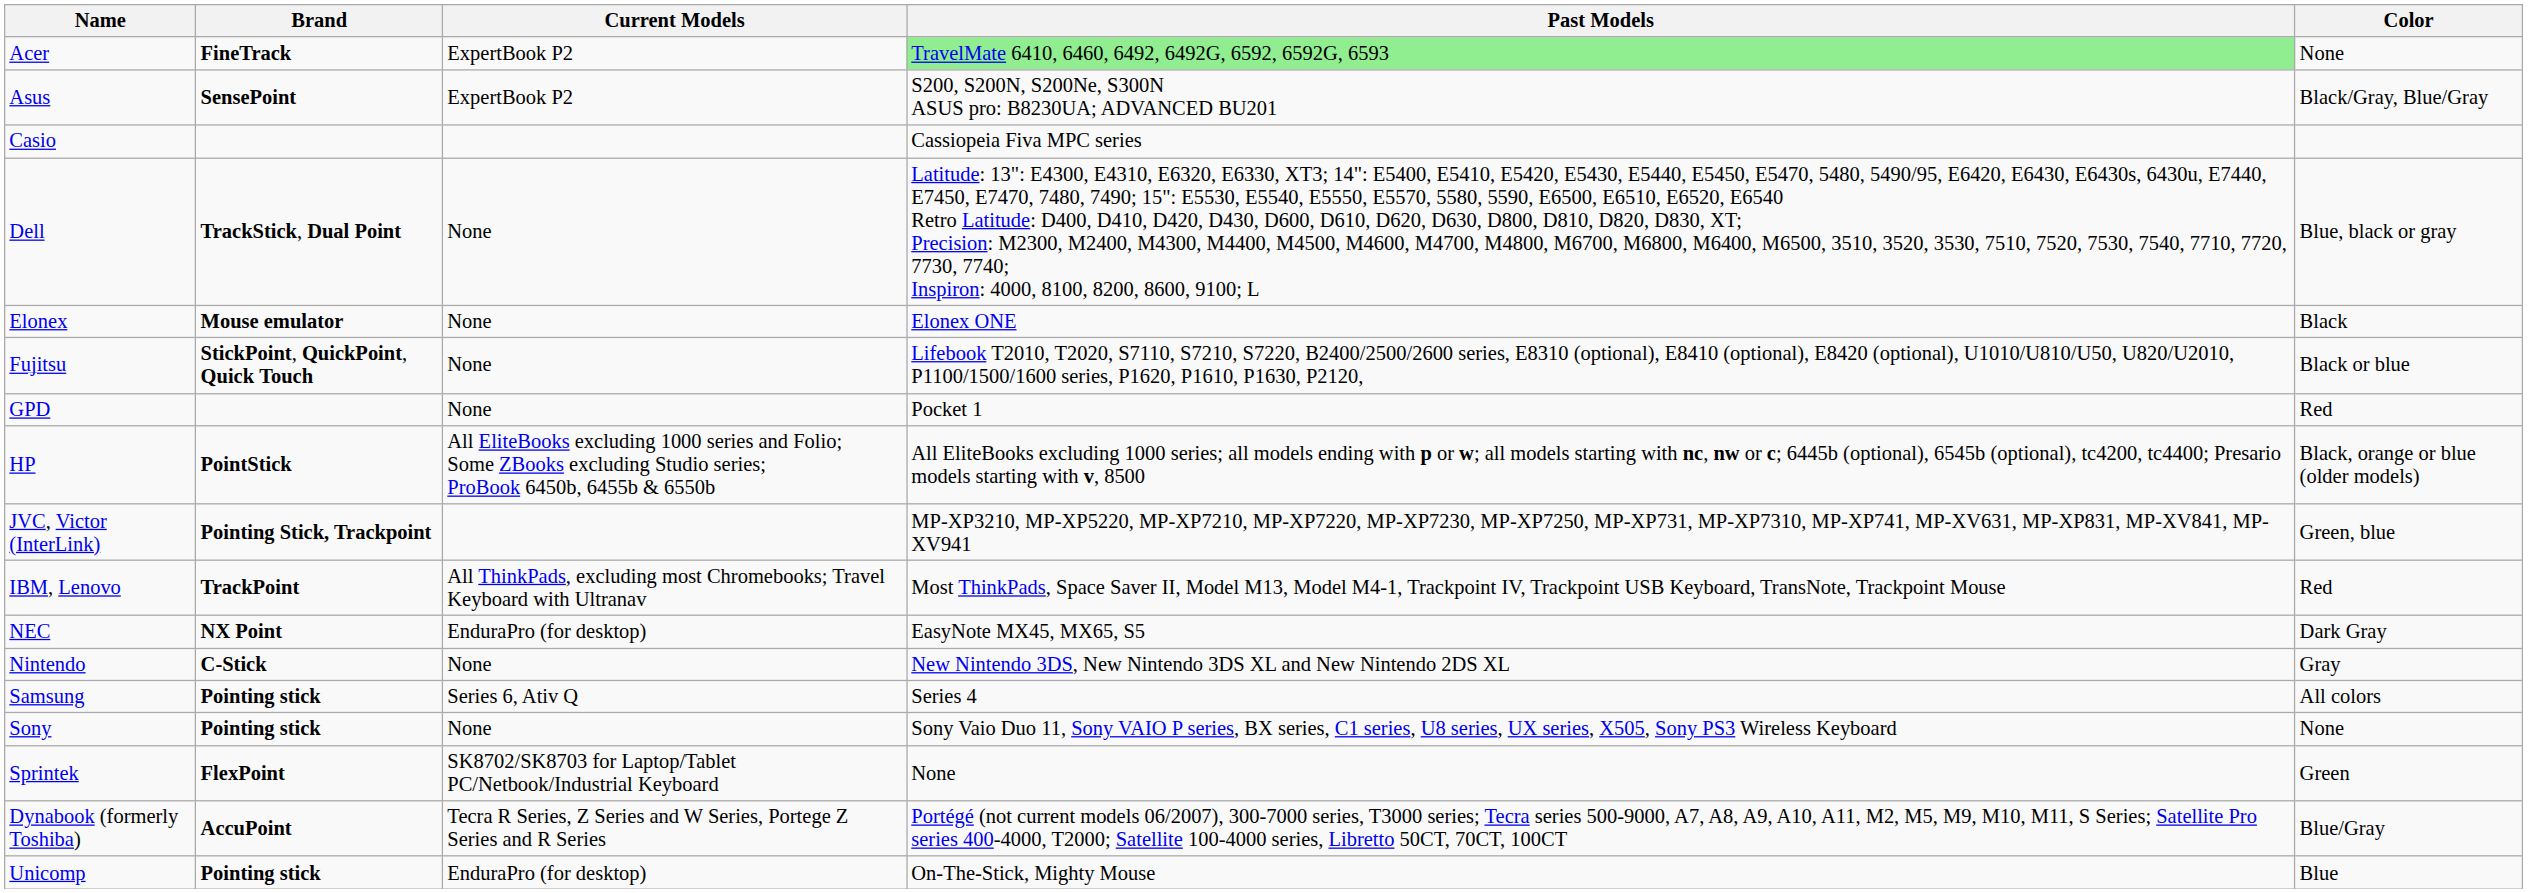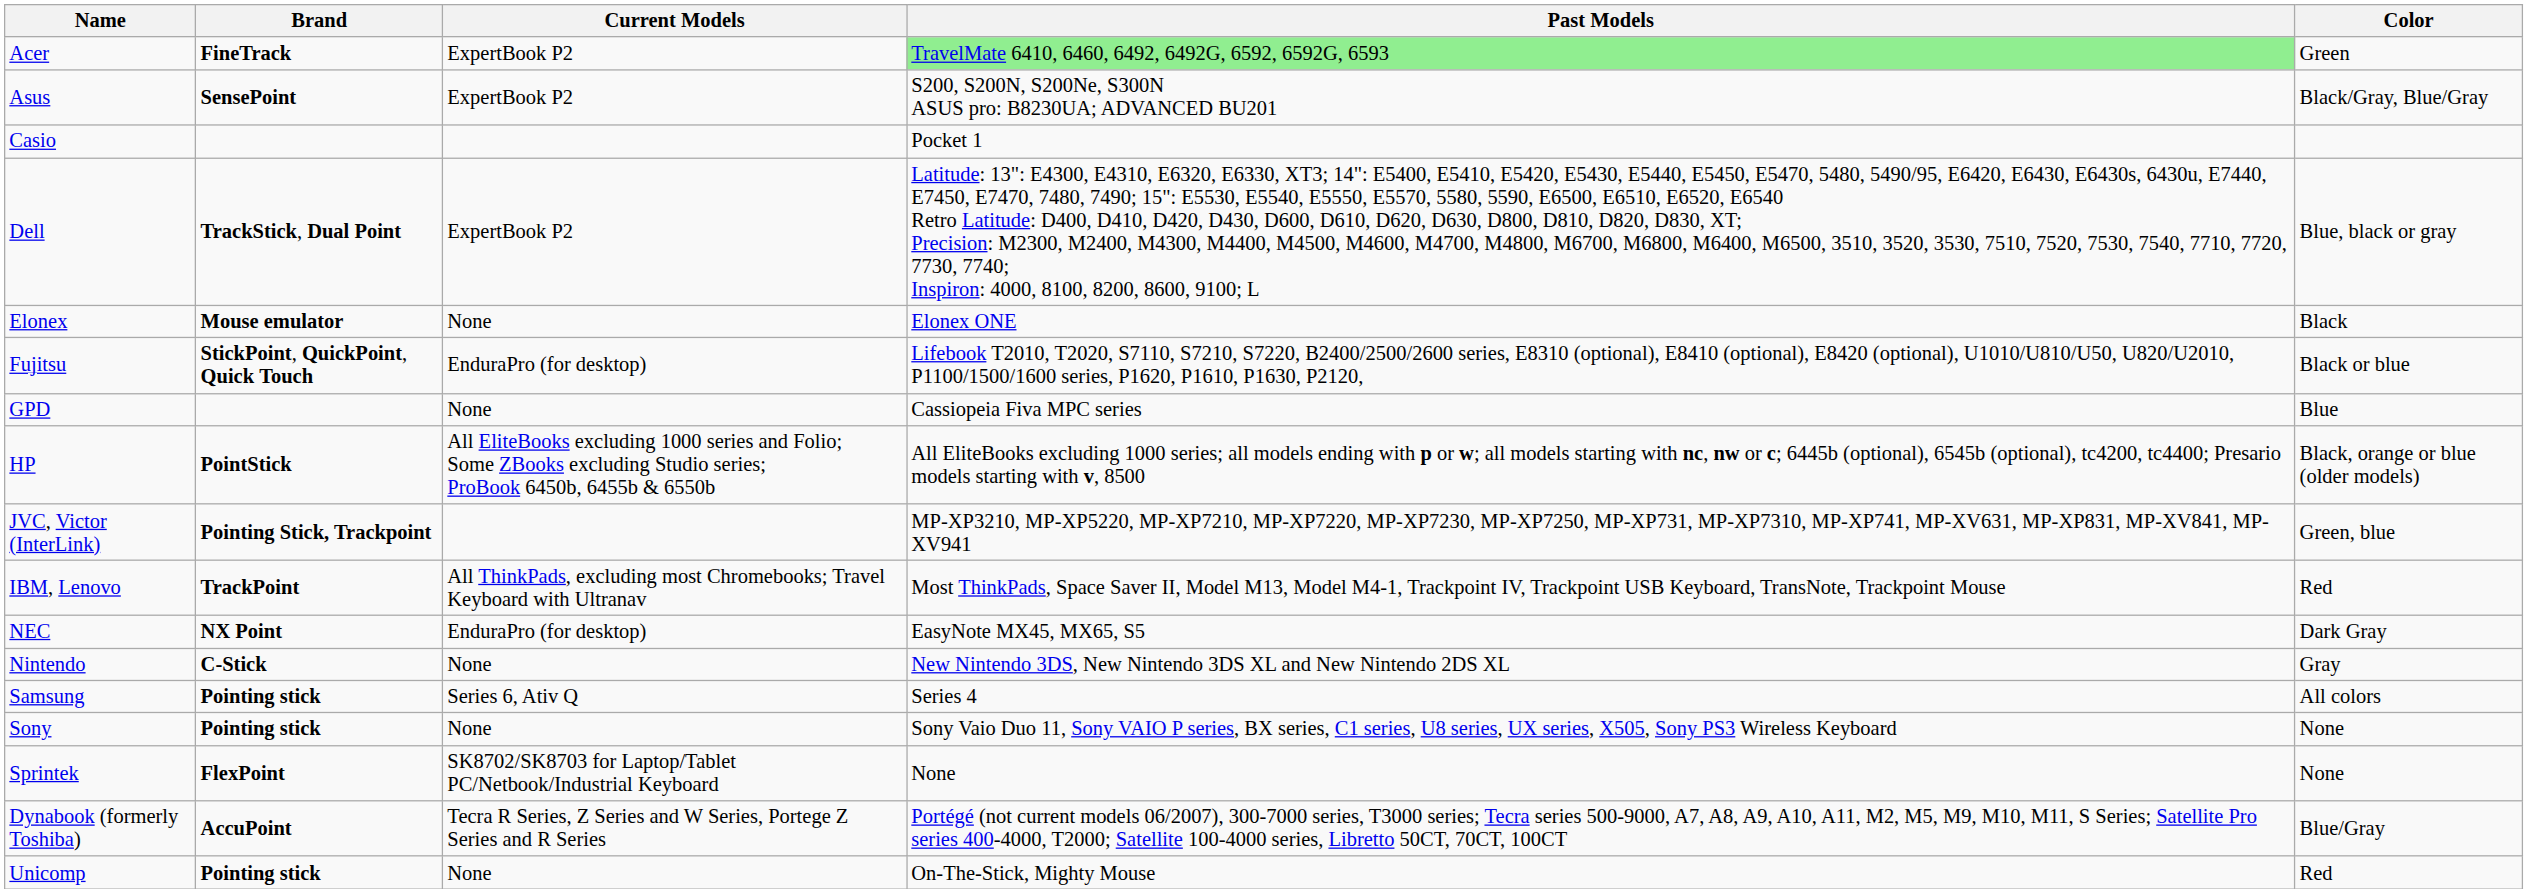(2322, 53) None -> (2325, 53) Green
(1026, 141) Cassiopeia Fiva MPC series -> (947, 141) Pocket 1
(469, 231) None -> (510, 231) ExpertBook P2
(469, 365) None -> (547, 365) EnduraPro (for desktop)
(947, 409) Pocket 1 -> (1026, 409) Cassiopeia Fiva MPC series
(2316, 409) Red -> (2319, 409) Blue
(2325, 772) Green -> (2322, 772) None
(547, 872) EnduraPro (for desktop) -> (469, 872) None
(2319, 872) Blue -> (2316, 872) Red
